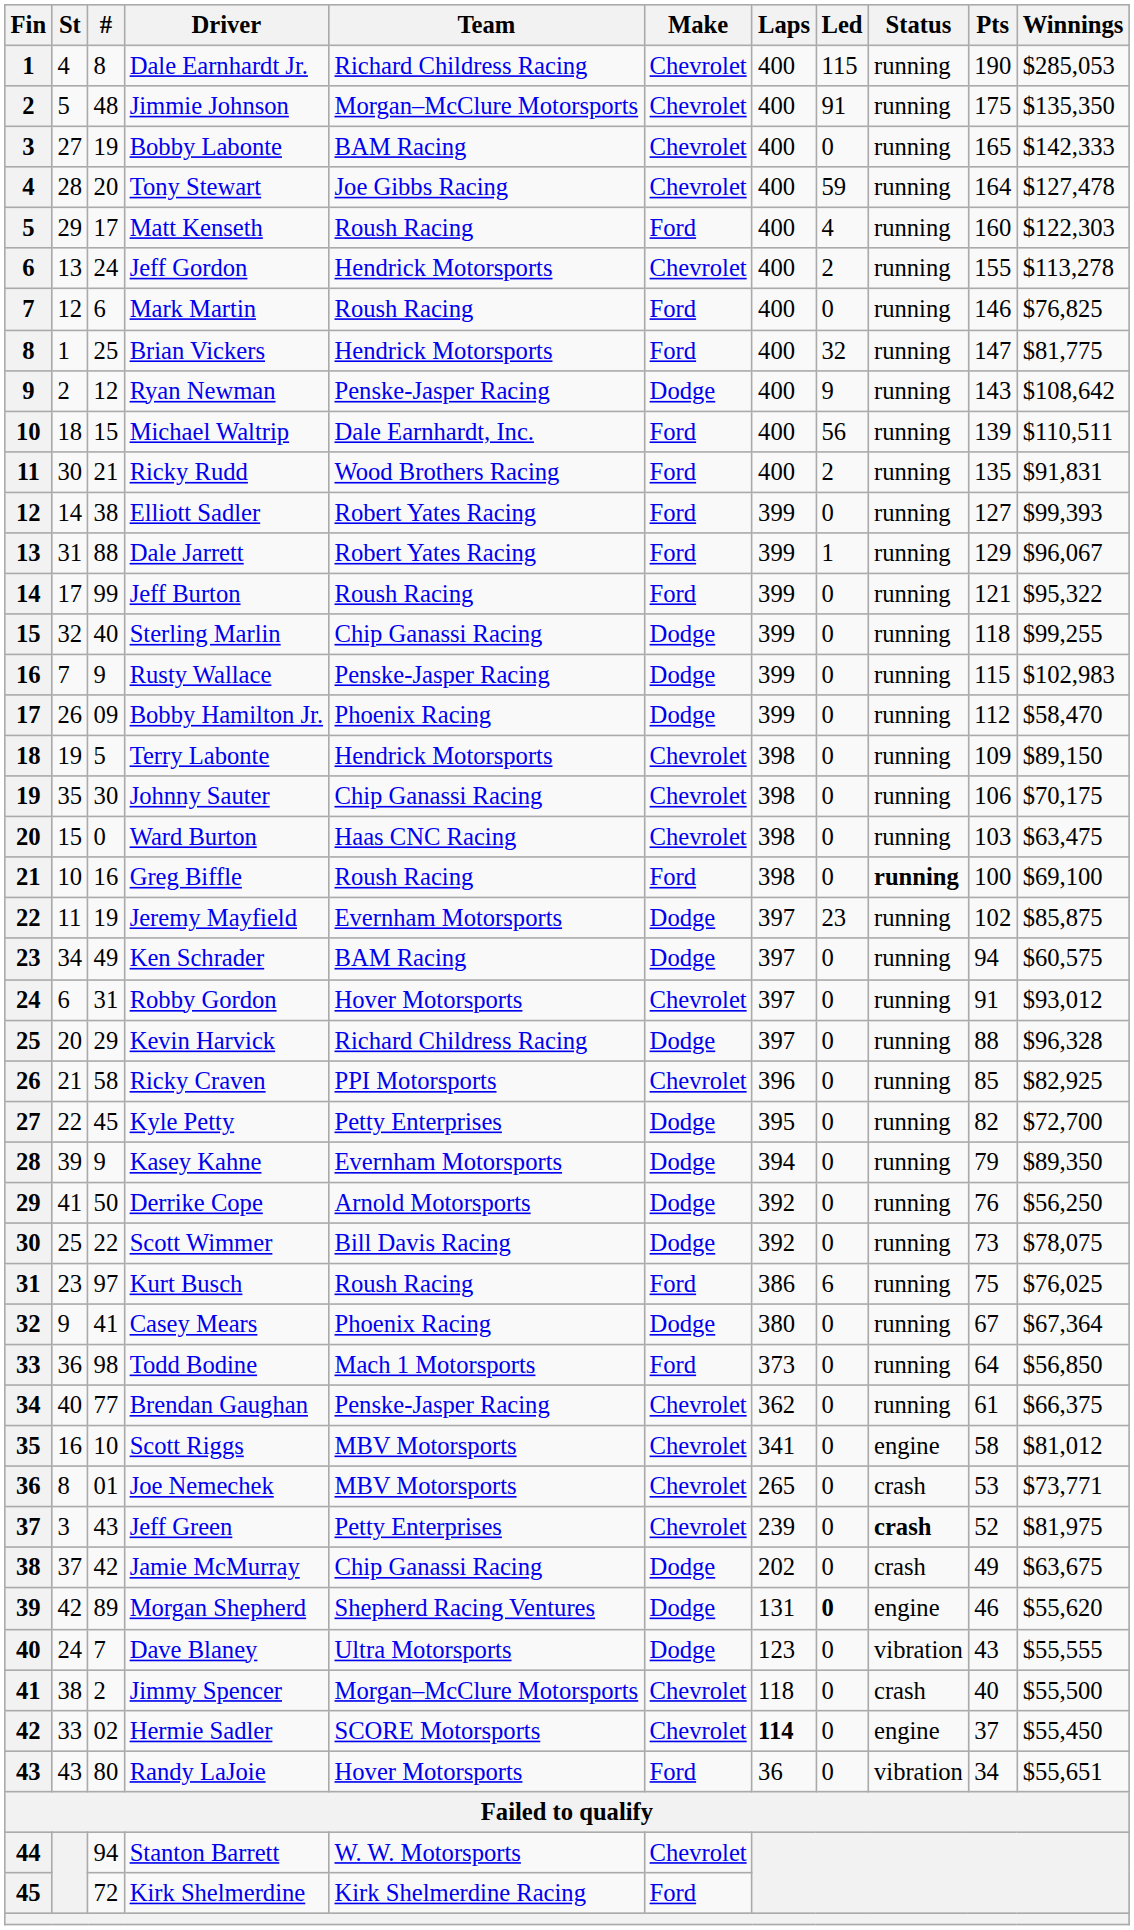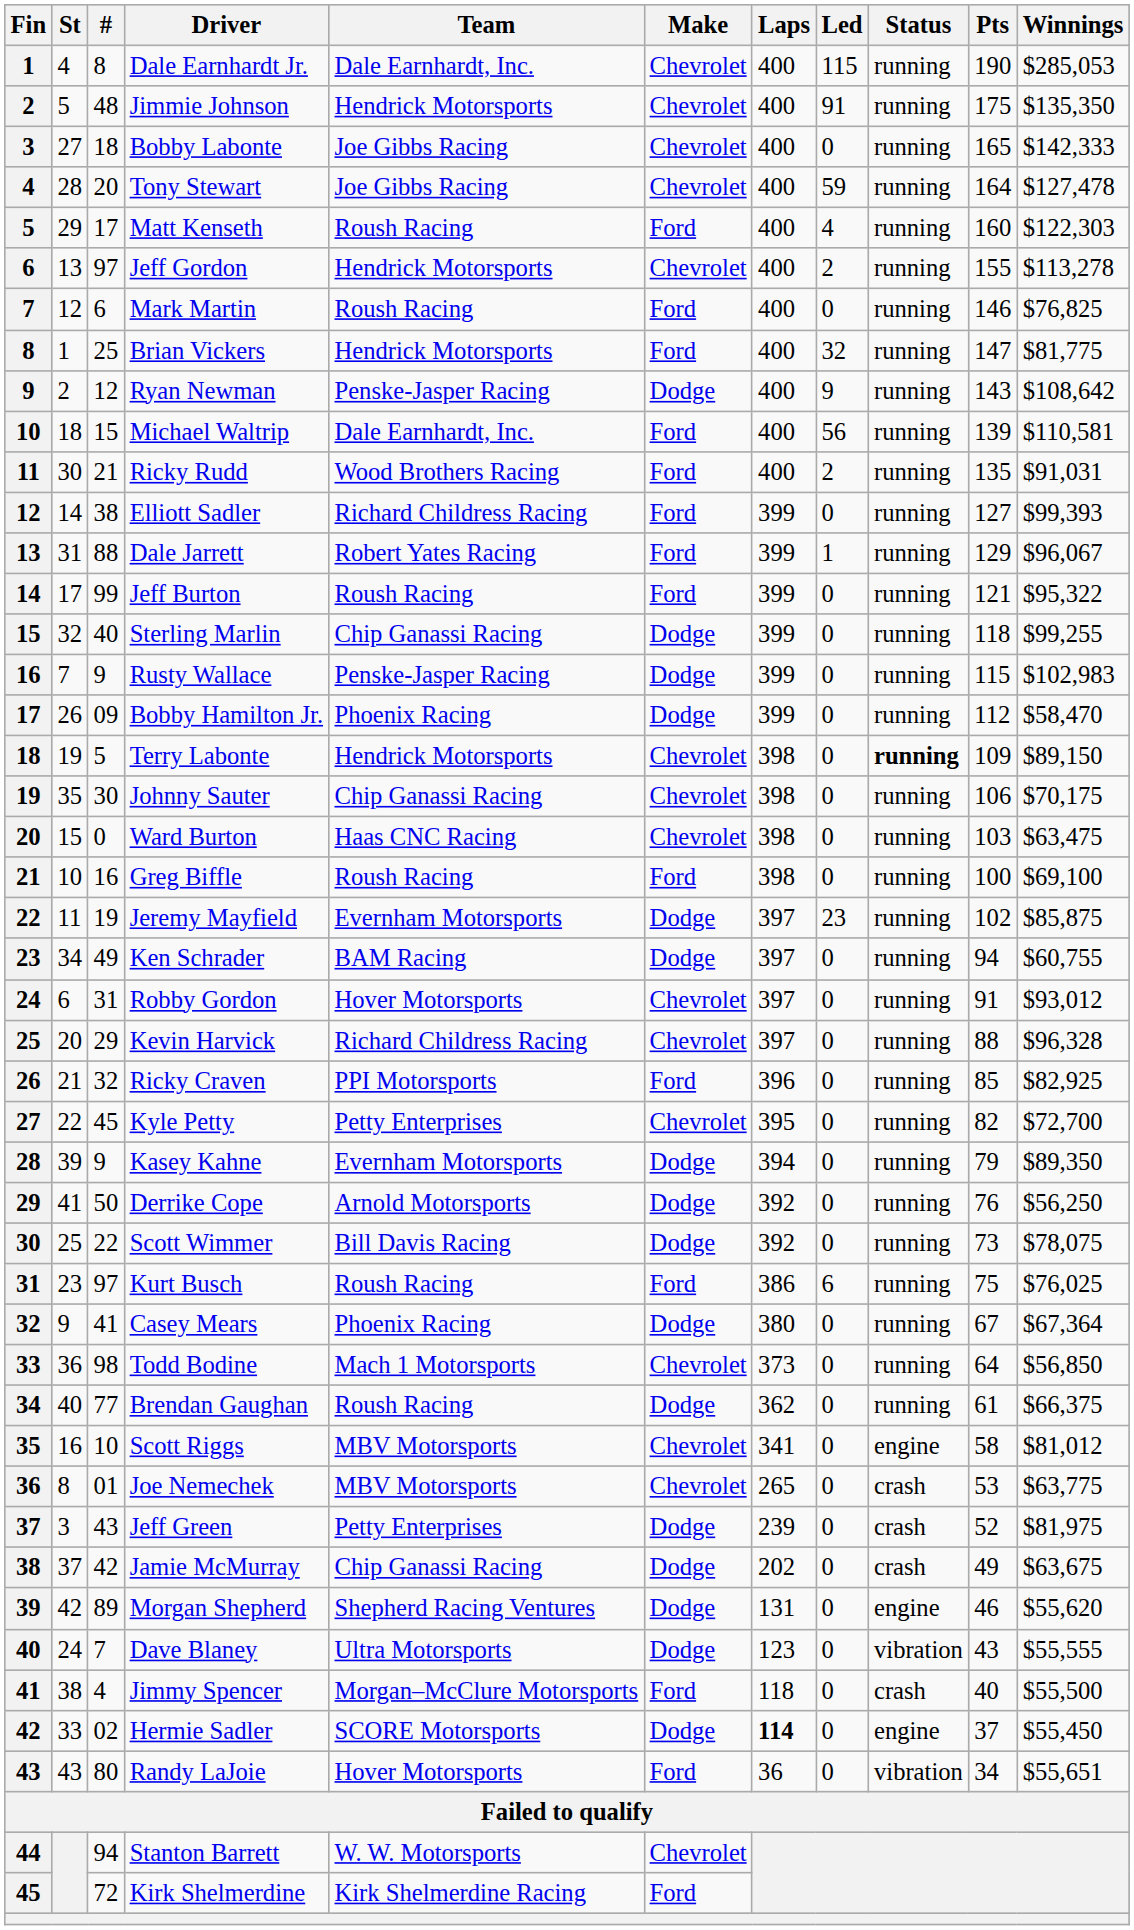(461, 65) Richard Childress Racing -> (434, 65) Dale Earnhardt, Inc.
(486, 106) Morgan–McClure Motorsports -> (444, 106) Hendrick Motorsports
(106, 146) 19 -> (106, 146) 18
(400, 146) BAM Racing -> (421, 146) Joe Gibbs Racing
(106, 268) 24 -> (106, 268) 97
(1068, 431) $110,511 -> (1068, 431) $110,581
(1063, 471) $91,831 -> (1063, 471) $91,031
(435, 512) Robert Yates Racing -> (461, 512) Richard Childress Racing
(912, 755) normal -> (916, 755) bold
(916, 877) bold -> (912, 877) normal
(1063, 958) $60,575 -> (1063, 958) $60,755
(682, 1040) Dodge -> (698, 1040) Chevrolet
(106, 1080) 58 -> (106, 1080) 32
(698, 1080) Chevrolet -> (673, 1080) Ford
(682, 1121) Dodge -> (698, 1121) Chevrolet
(673, 1364) Ford -> (698, 1364) Chevrolet
(442, 1405) Penske-Jasper Racing -> (404, 1405) Roush Racing
(698, 1405) Chevrolet -> (682, 1405) Dodge
(1063, 1486) $73,771 -> (1063, 1486) $63,775
(698, 1527) Chevrolet -> (682, 1527) Dodge
(903, 1527) bold -> (900, 1527) normal
(828, 1608) bold -> (828, 1608) normal
(100, 1689) 2 -> (100, 1689) 4
(698, 1689) Chevrolet -> (673, 1689) Ford
(698, 1730) Chevrolet -> (682, 1730) Dodge
